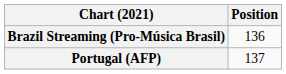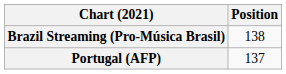(255, 36) 136 -> (255, 36) 138
